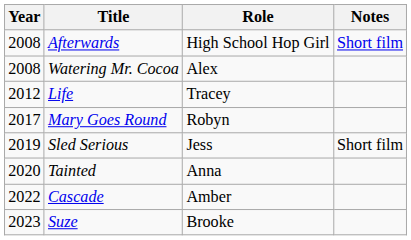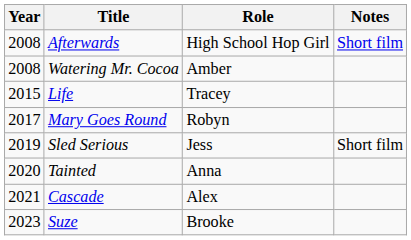(202, 68) Alex -> (209, 68) Amber
(24, 94) 2012 -> (24, 94) 2015
(24, 196) 2022 -> (24, 196) 2021
(209, 196) Amber -> (202, 196) Alex
